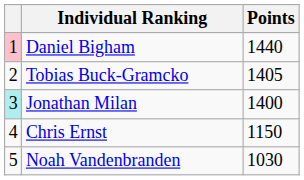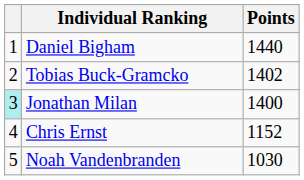(13, 47) pink background -> (13, 47) no background
(265, 75) 1405 -> (265, 75) 1402
(265, 132) 1150 -> (265, 132) 1152
